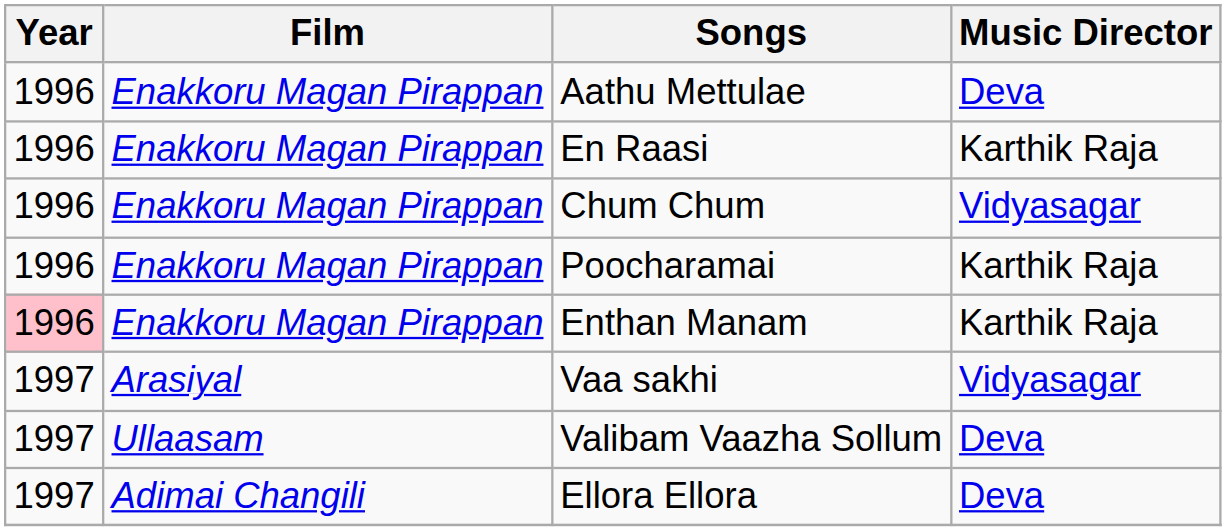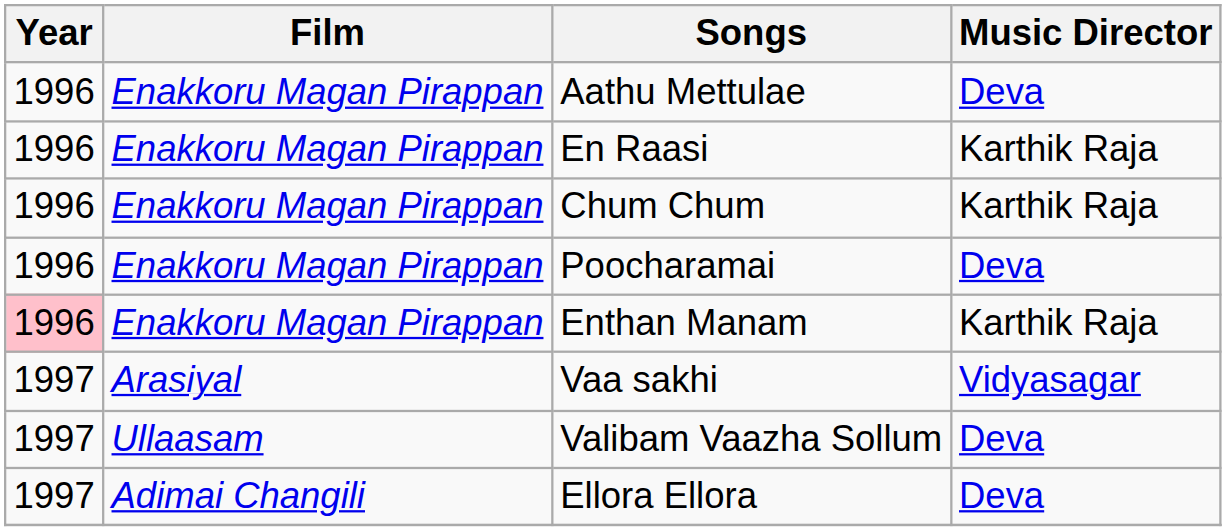(1050, 206) Vidyasagar -> (1058, 206) Karthik Raja
(1058, 264) Karthik Raja -> (1002, 264) Deva
